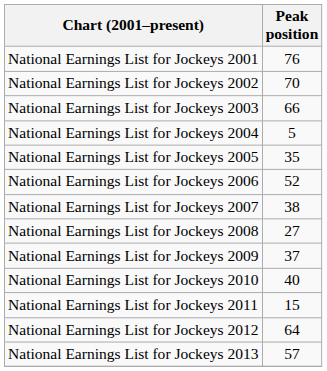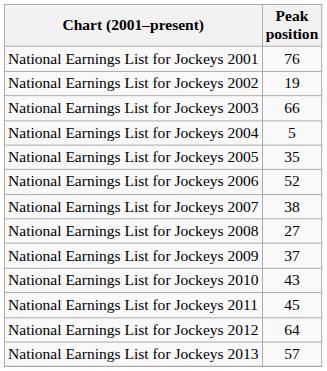(292, 83) 70 -> (292, 83) 19
(292, 280) 40 -> (292, 280) 43
(292, 305) 15 -> (292, 305) 45
